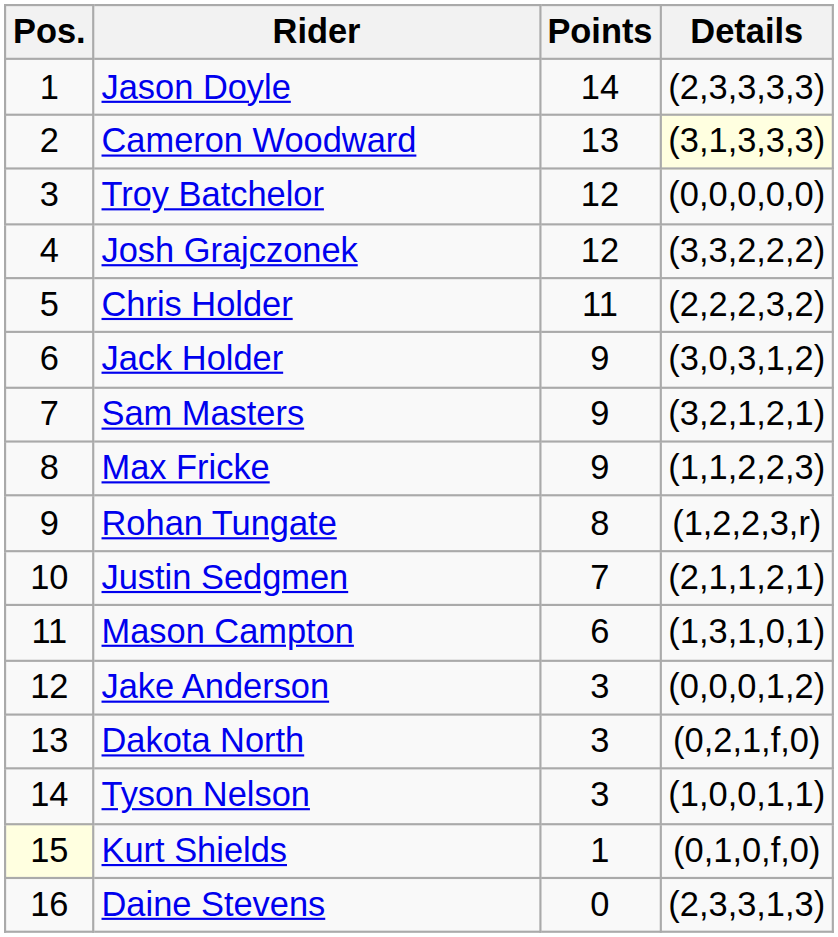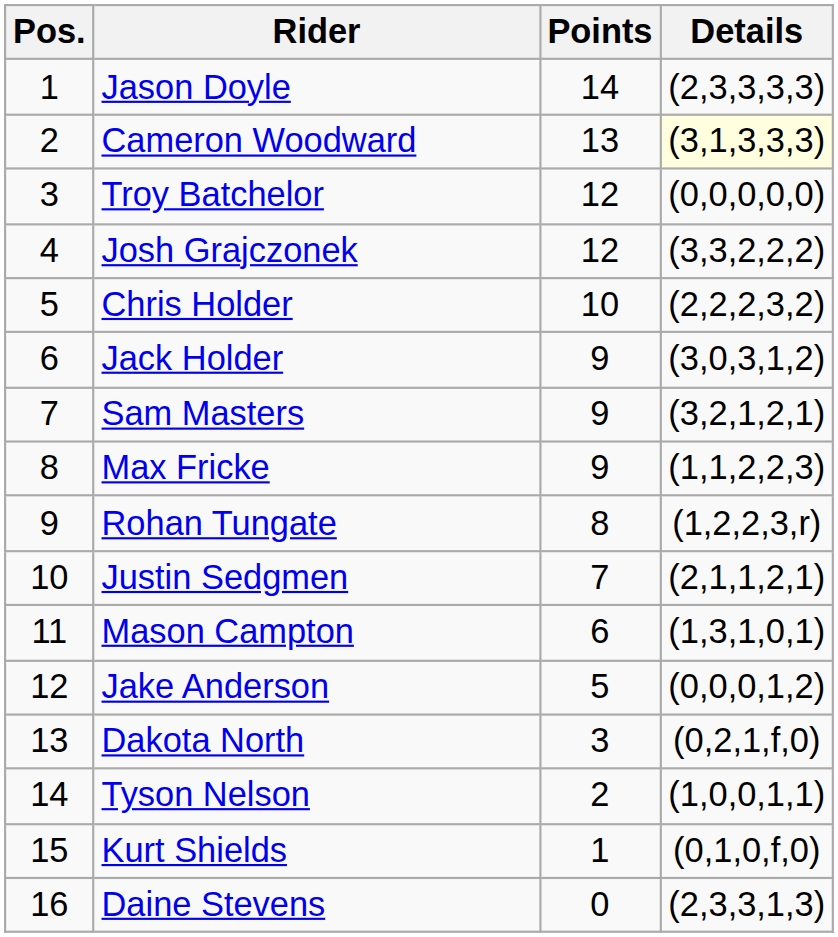(600, 304) 11 -> (600, 304) 10
(600, 686) 3 -> (600, 686) 5
(600, 795) 3 -> (600, 795) 2
(49, 850) lightyellow background -> (49, 850) no background
